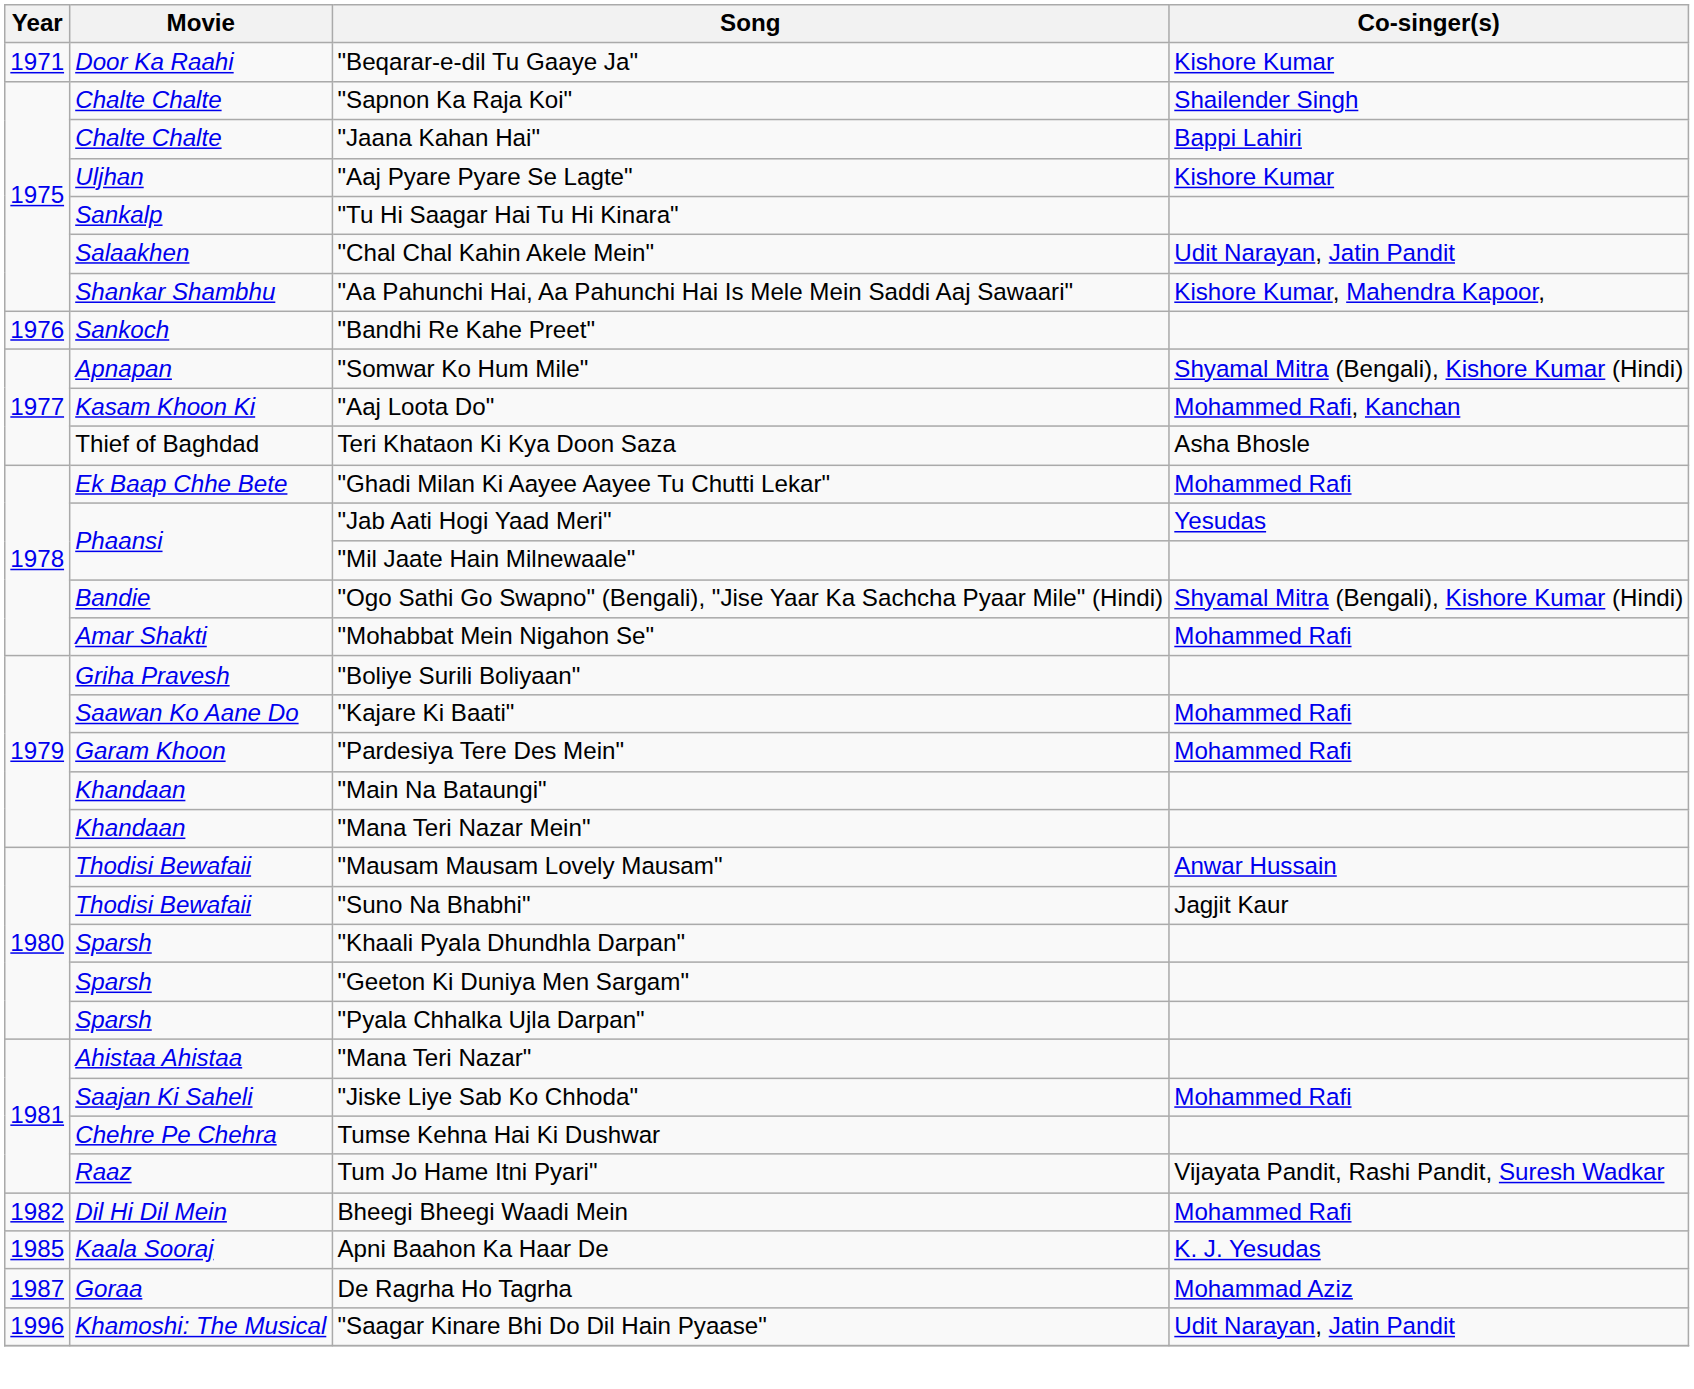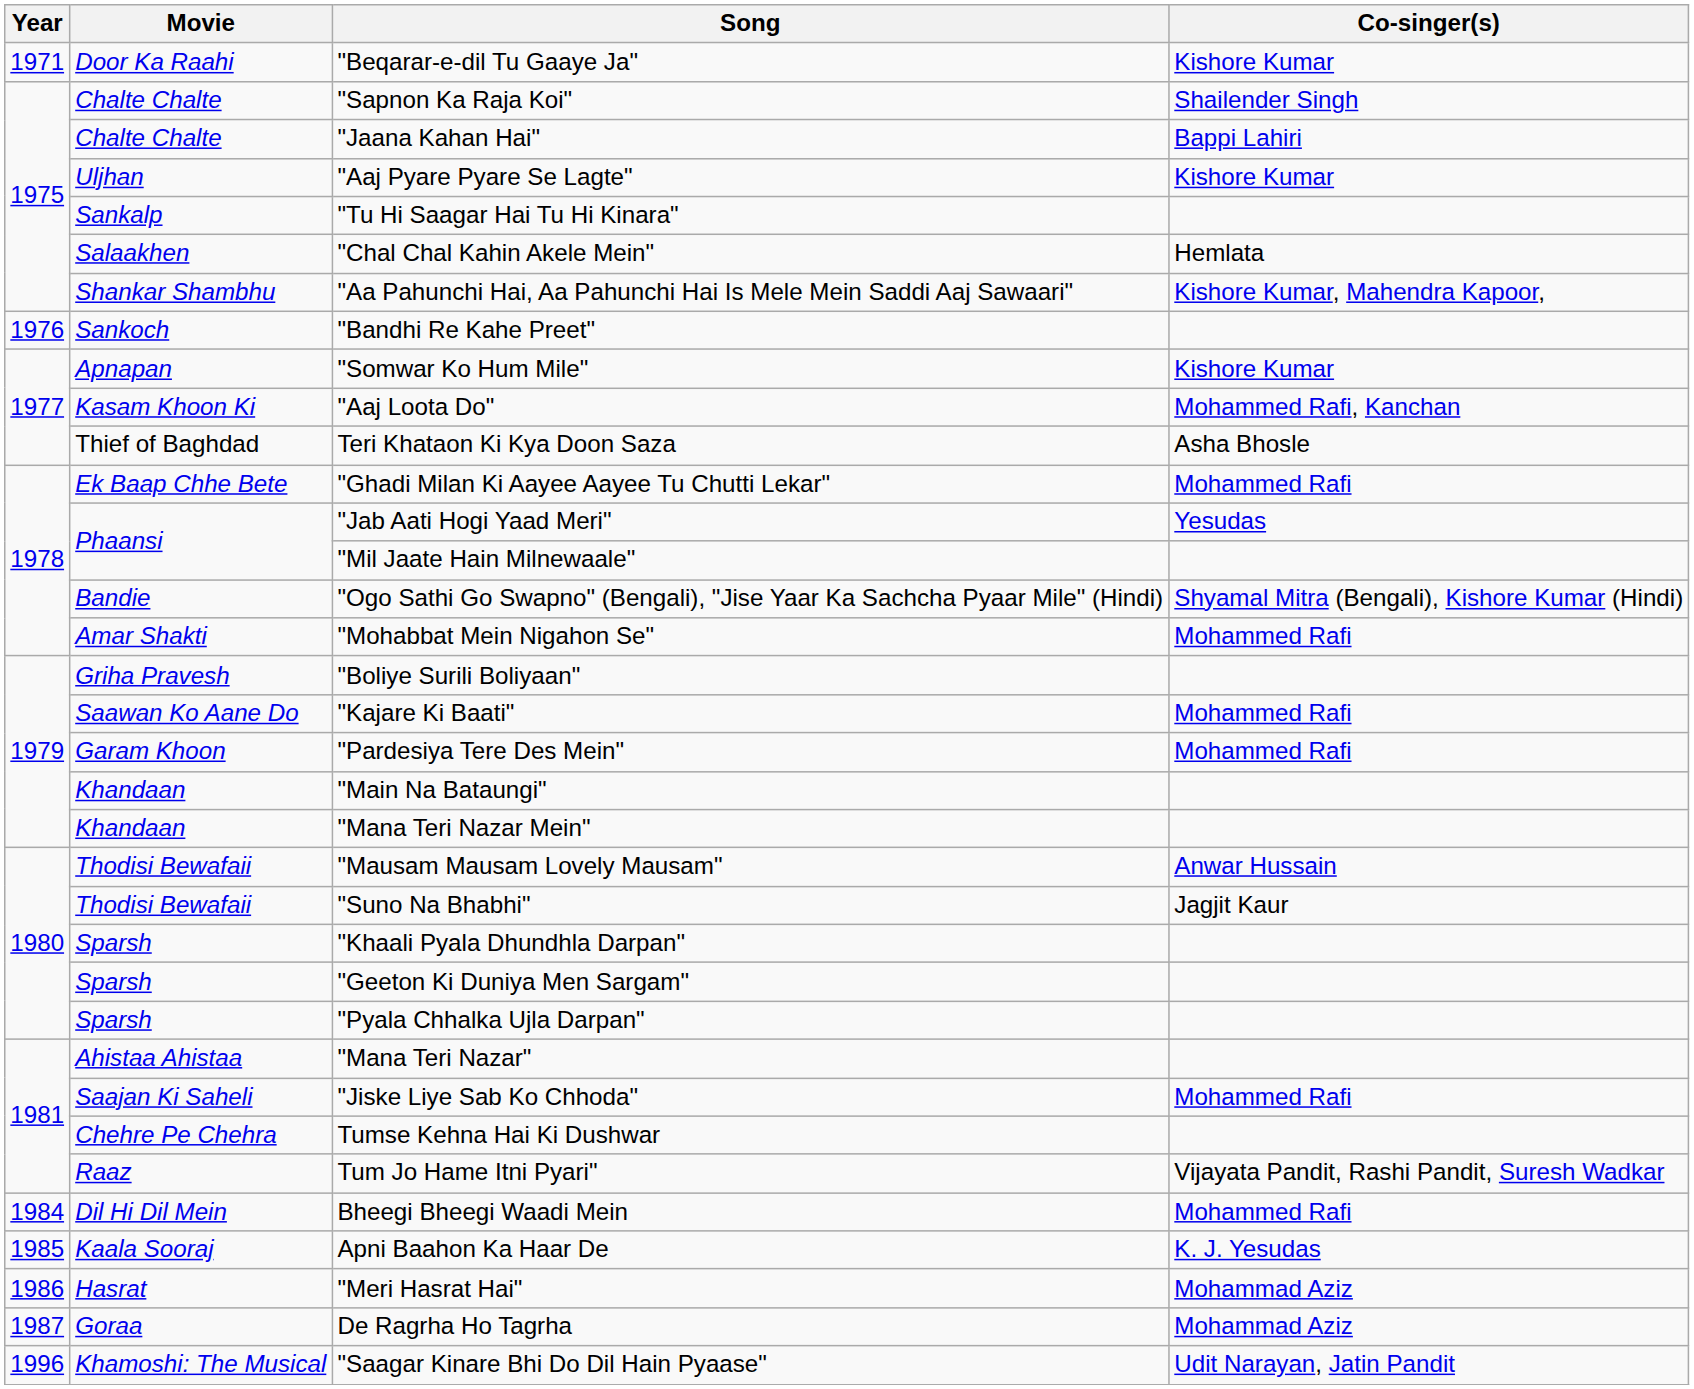(1315, 253) Udit Narayan, Jatin Pandit -> (1219, 253) Hemlata
(1429, 368) Shyamal Mitra (Bengali), Kishore Kumar (Hindi) -> (1254, 368) Kishore Kumar
(37, 1211) 1982 -> (37, 1211) 1984
+ row: (430, 1288)
